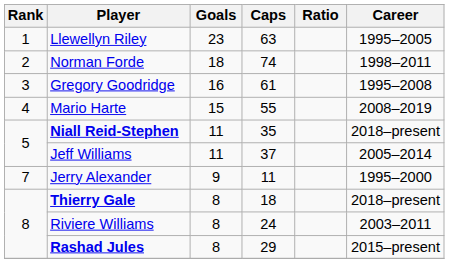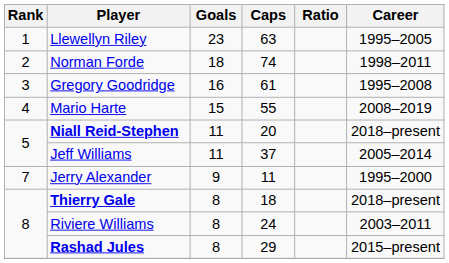(268, 131) 35 -> (268, 131) 20
